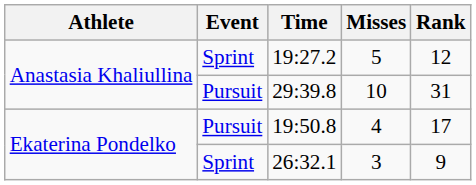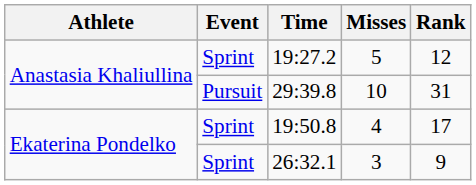(232, 127) Pursuit -> (228, 127) Sprint
